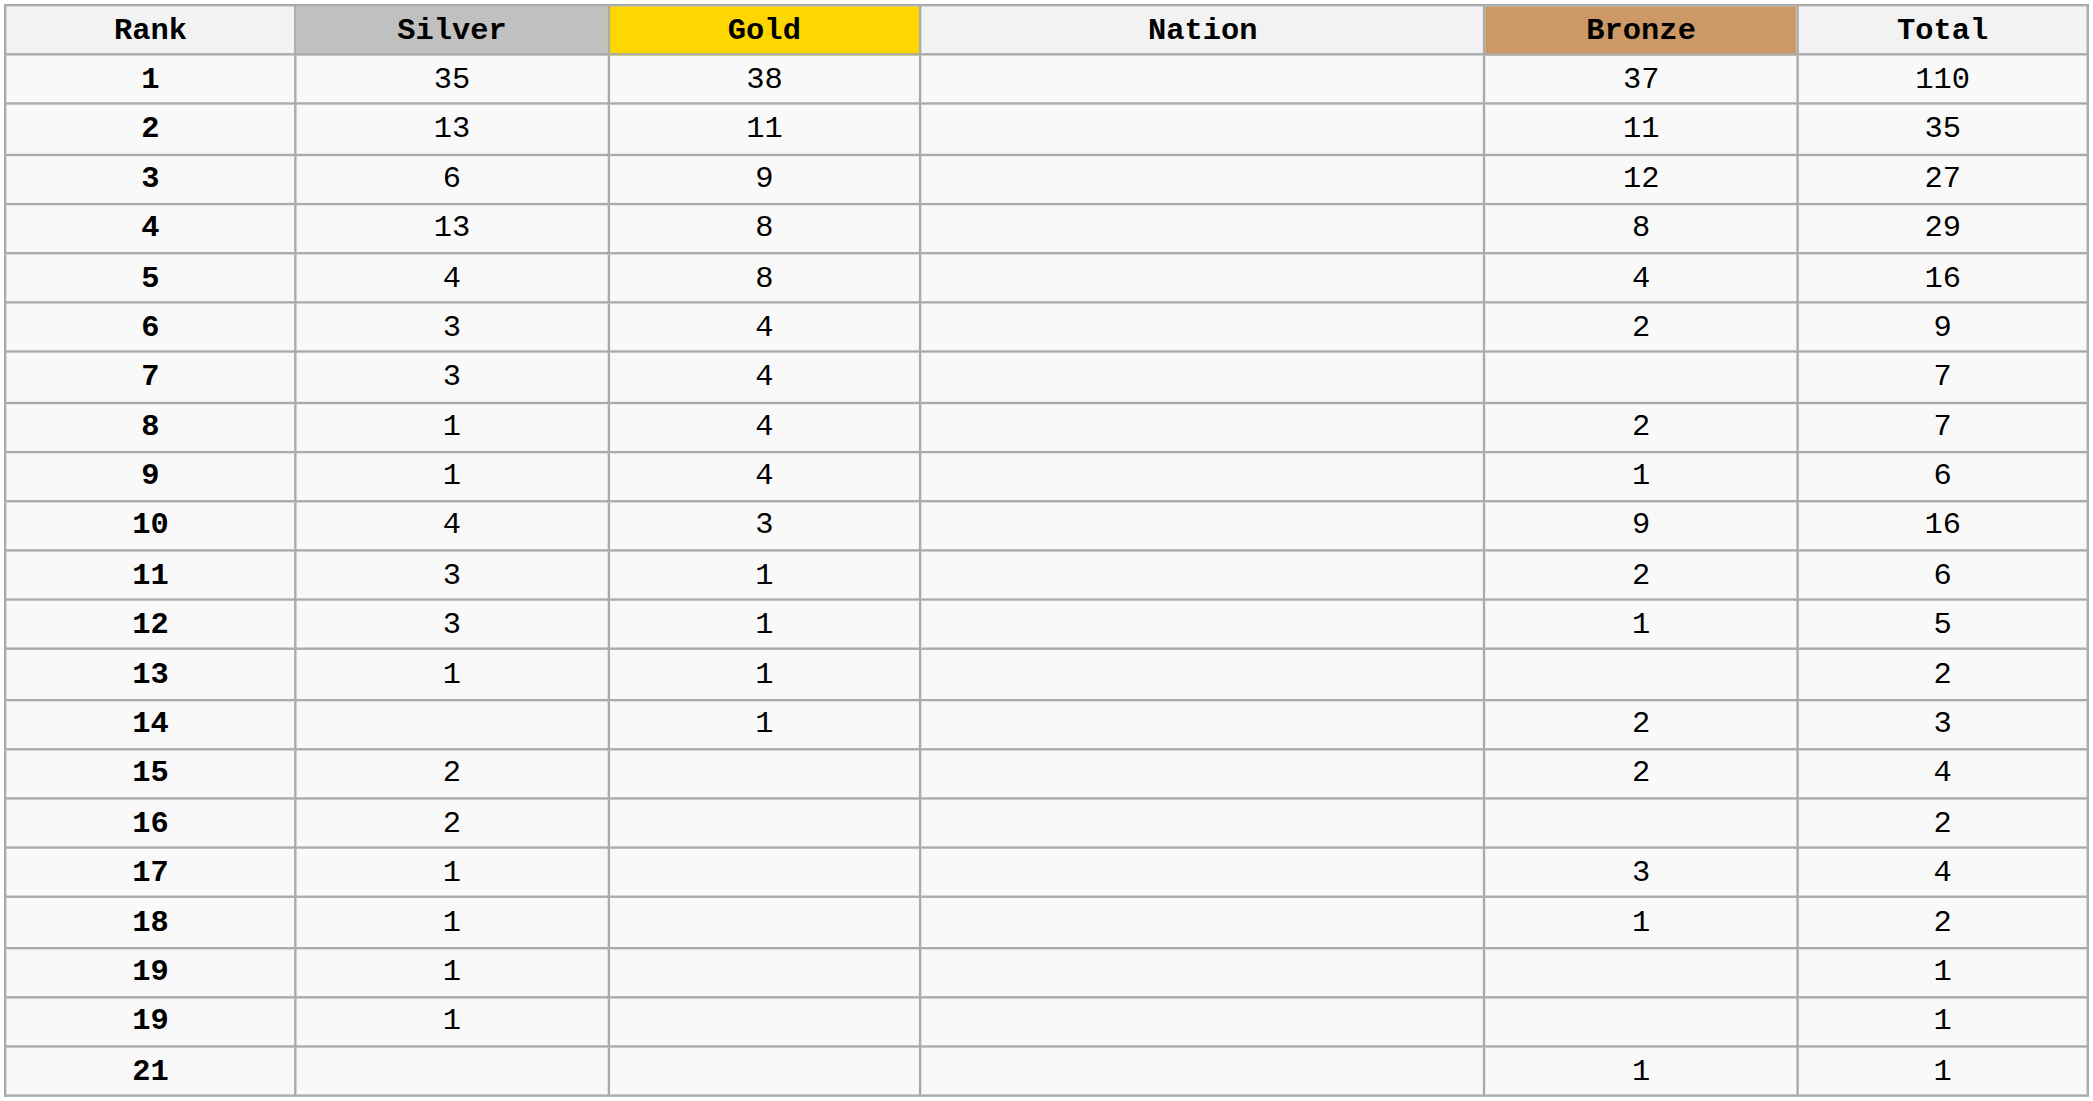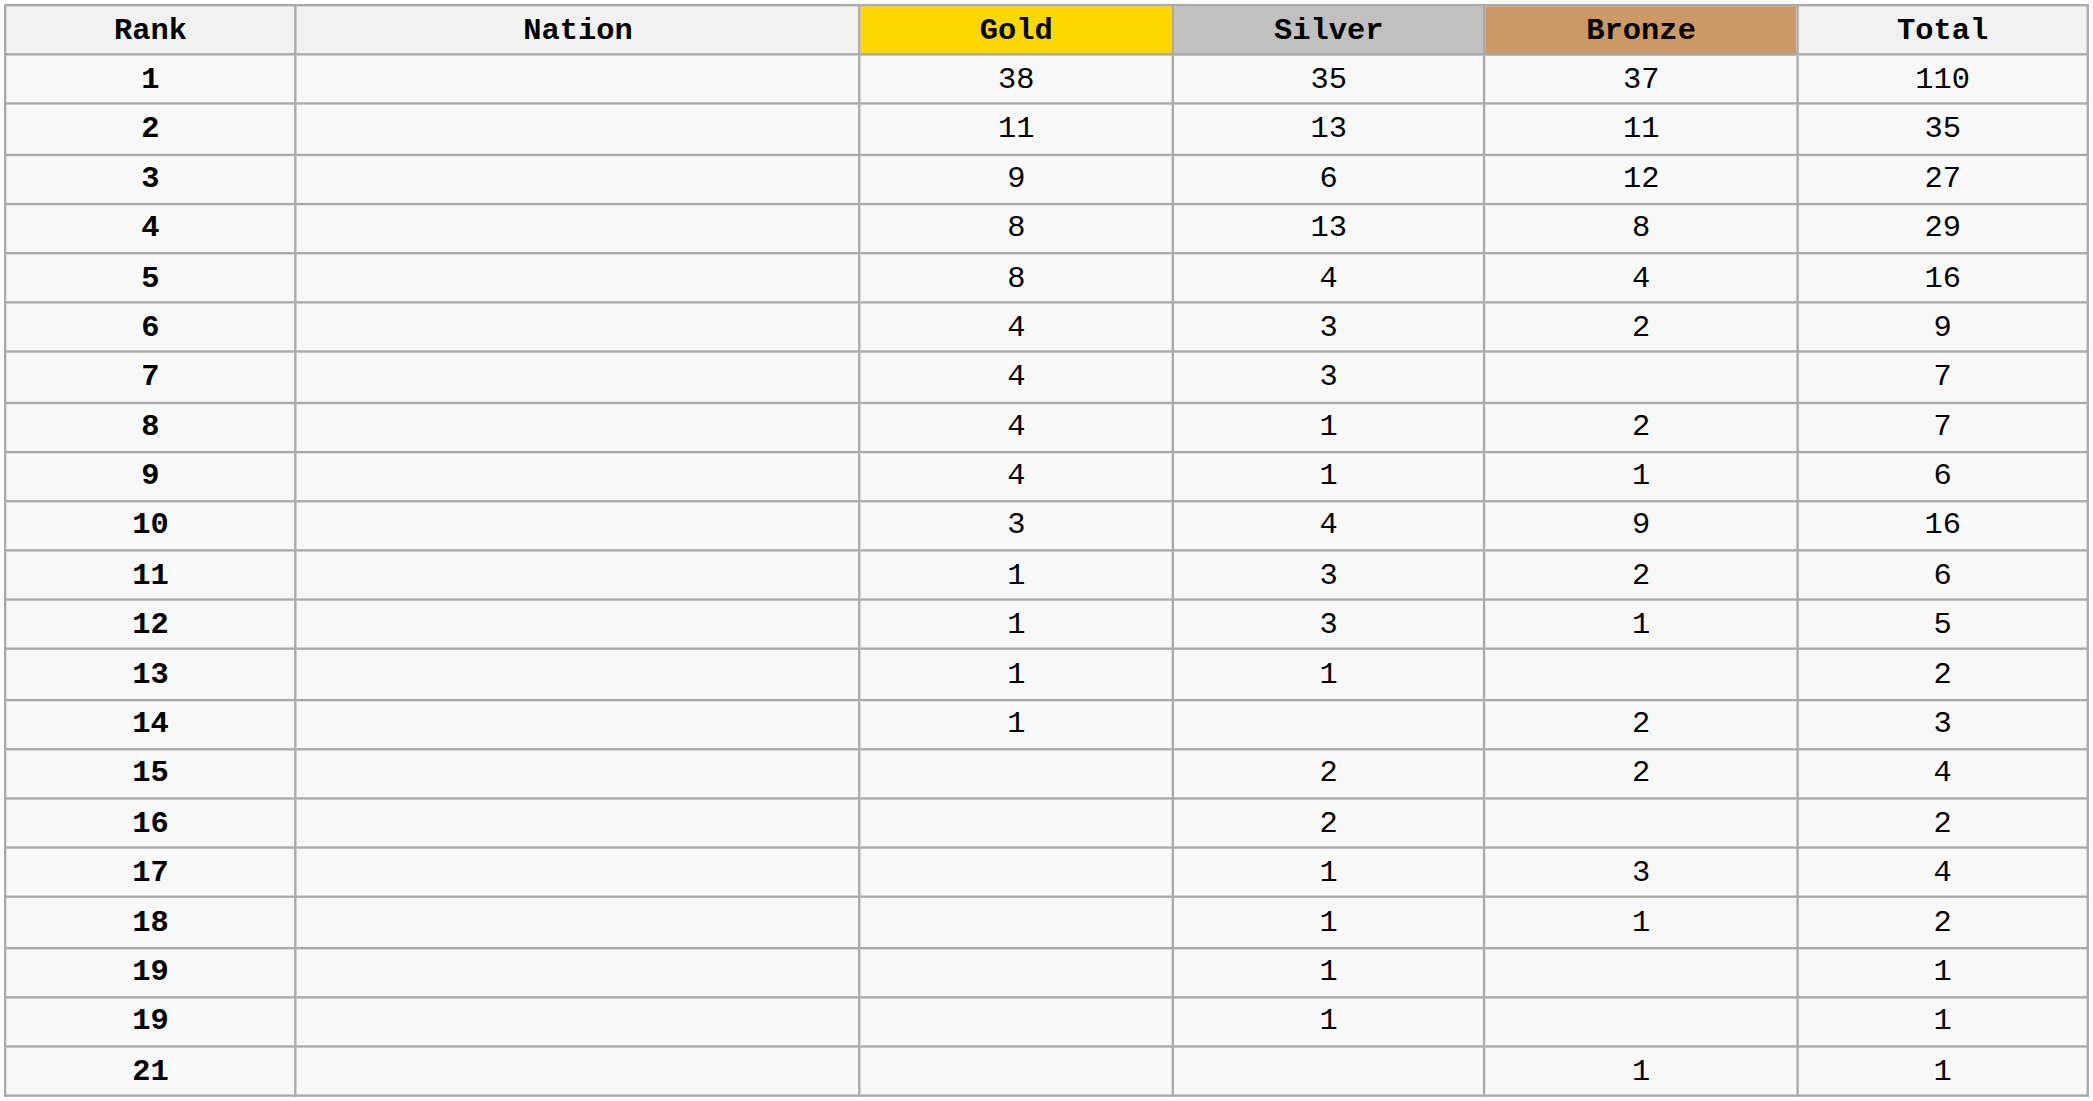columns swapped: (1203, 30) <-> (452, 30)
